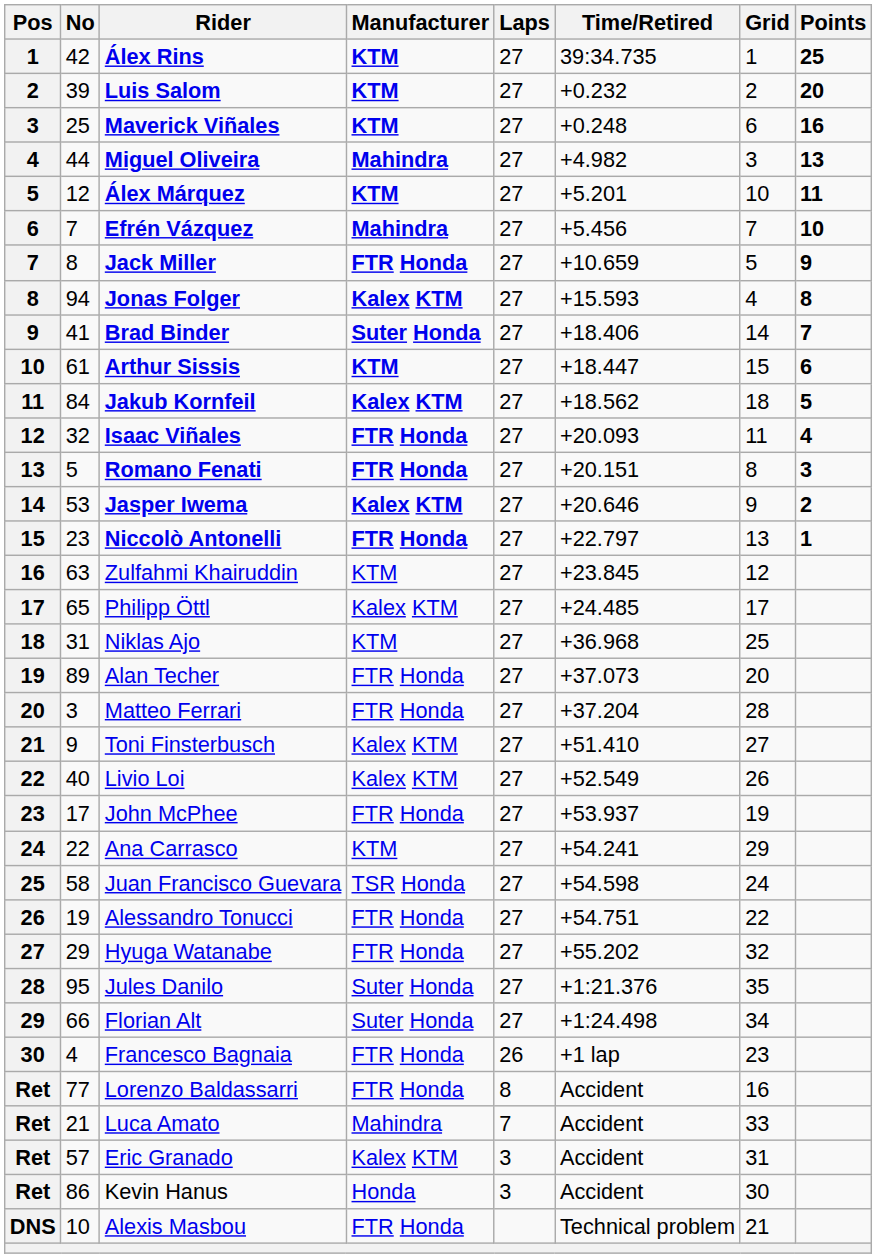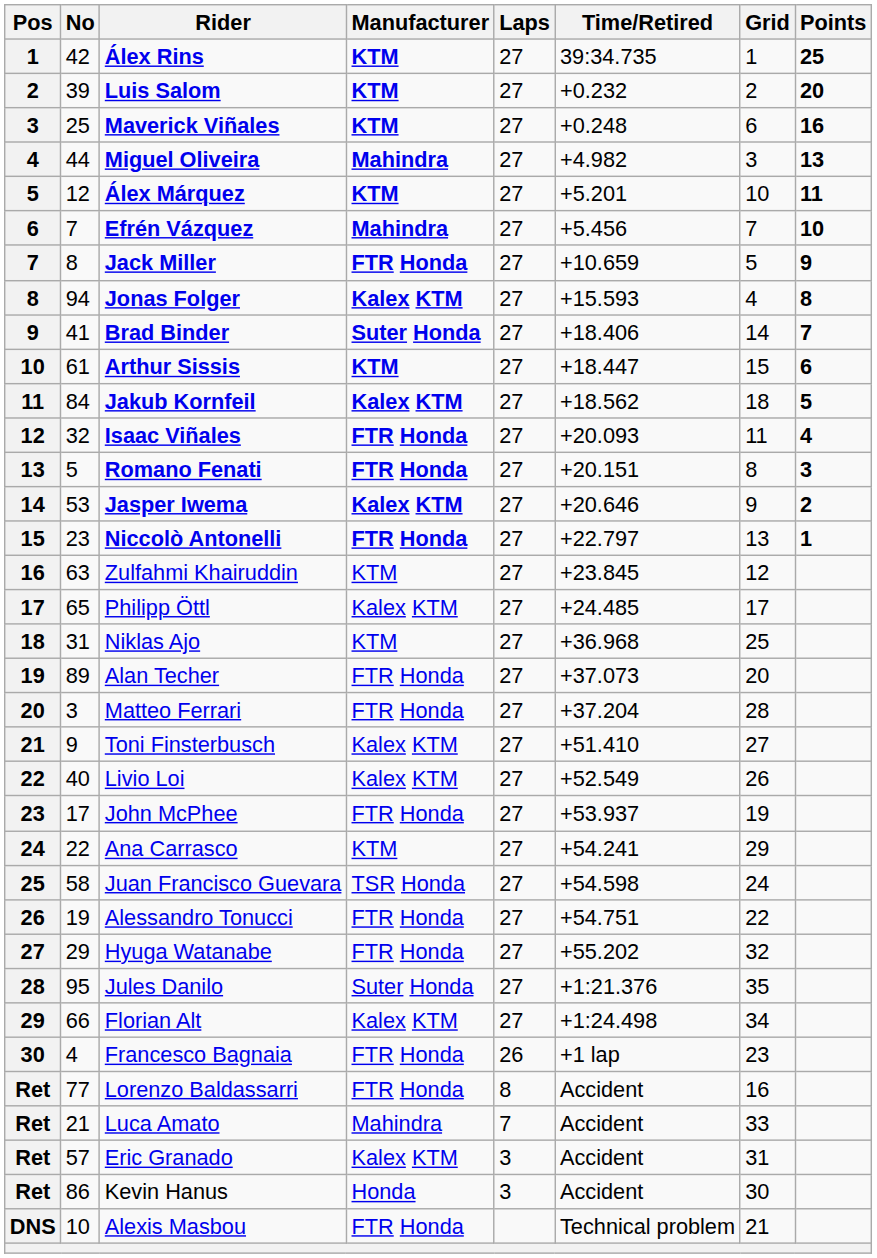(413, 1020) Suter Honda -> (405, 1020) Kalex KTM
